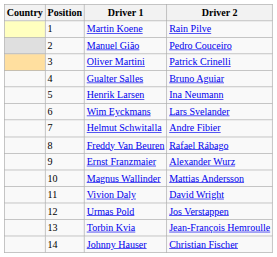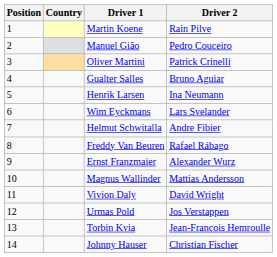columns swapped: (65, 12) <-> (25, 12)
